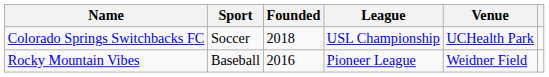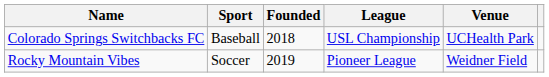(230, 38) Soccer -> (235, 38) Baseball
(235, 60) Baseball -> (230, 60) Soccer
(281, 60) 2016 -> (281, 60) 2019
